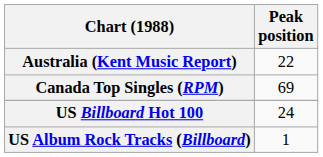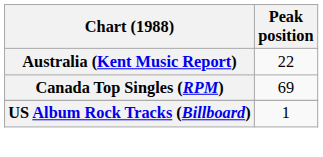- row: (129, 113)
